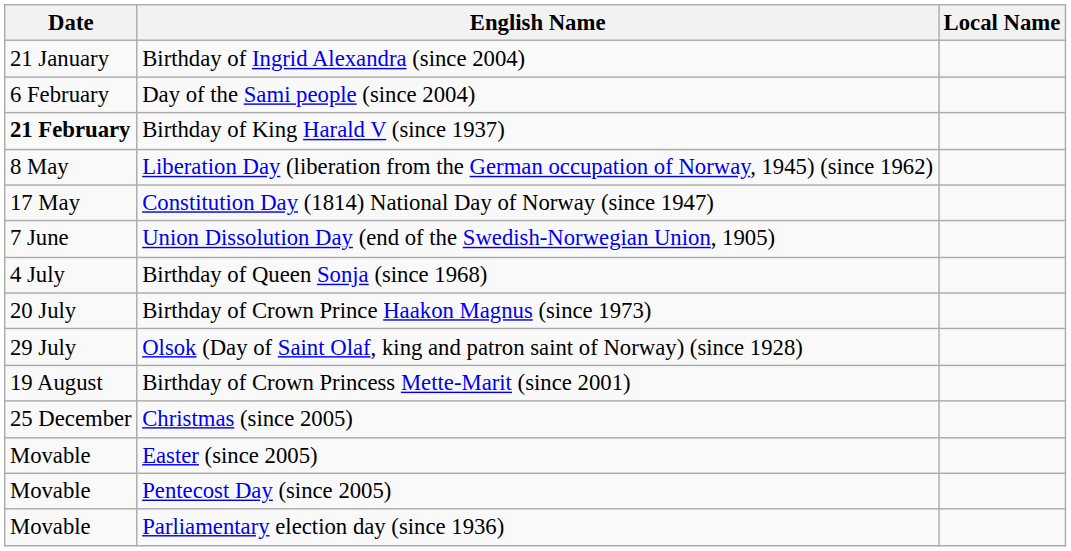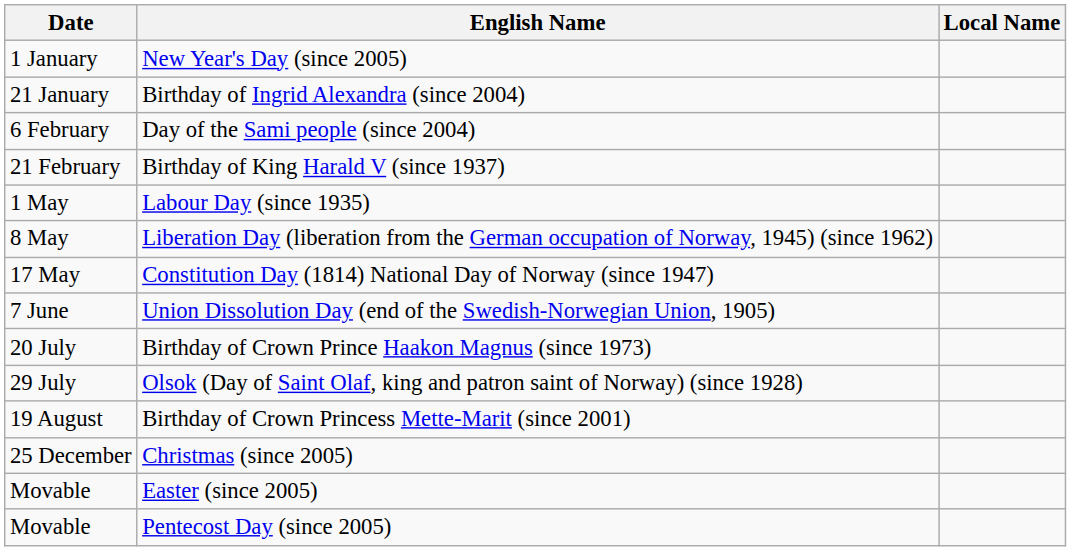+ row: (275, 58)
(70, 130) bold -> (65, 166) normal
+ row: (256, 202)
- row: (315, 274)
- row: (323, 526)
